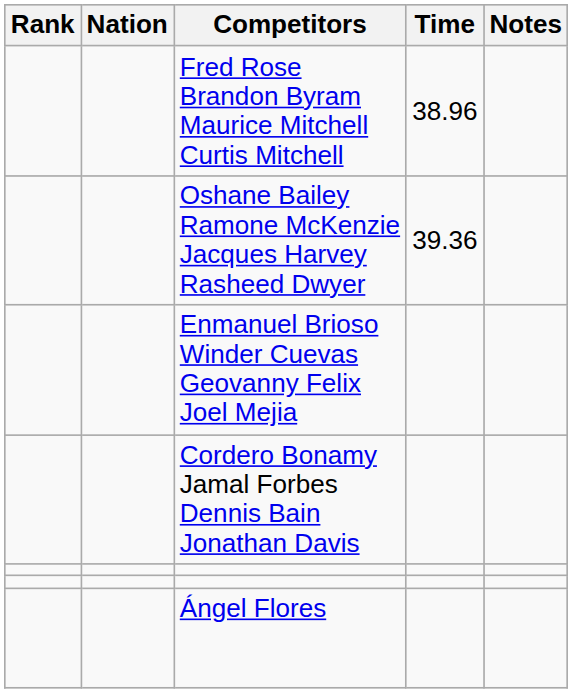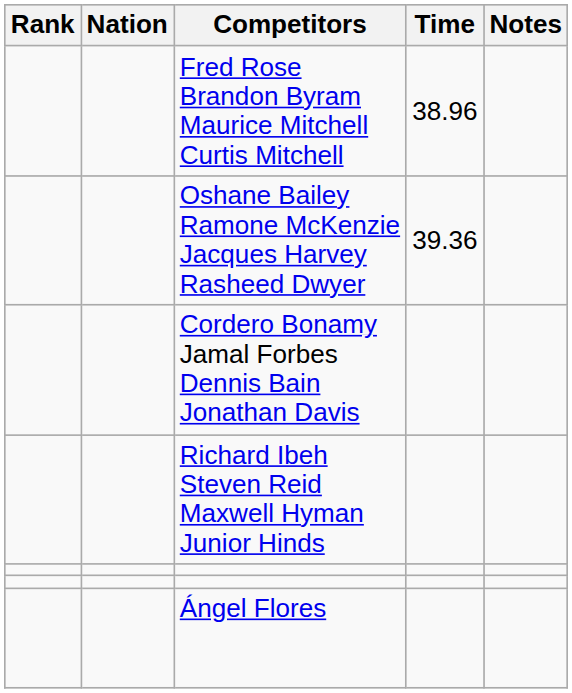- row: (279, 369)
+ row: (272, 498)
